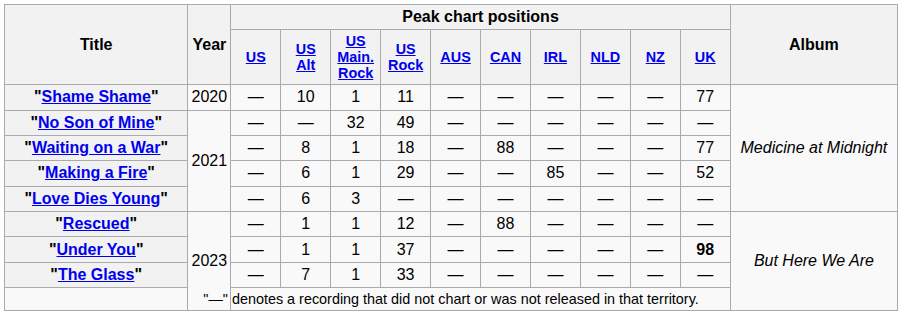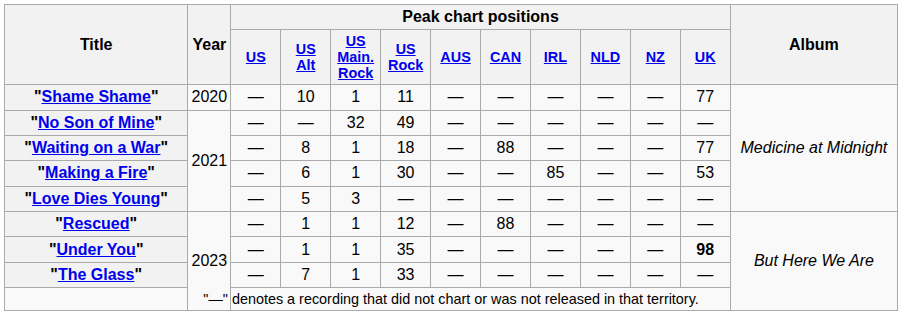(406, 173) 29 -> (406, 173) 30
(705, 173) 52 -> (705, 173) 53
(306, 198) 6 -> (306, 198) 5
(406, 249) 37 -> (406, 249) 35
